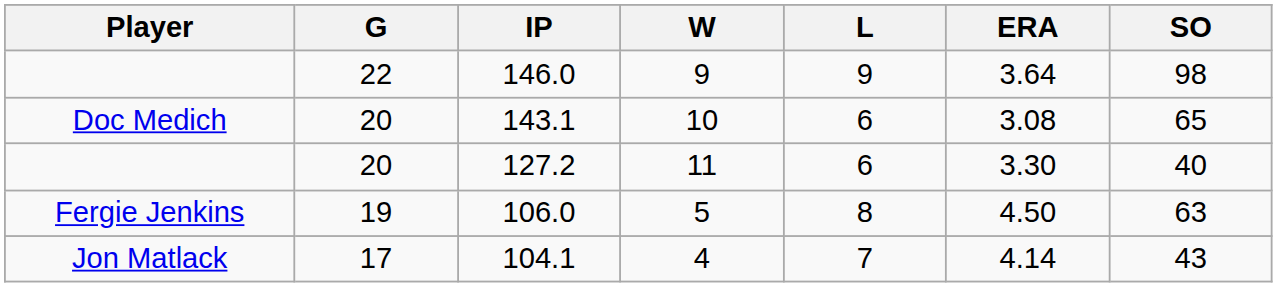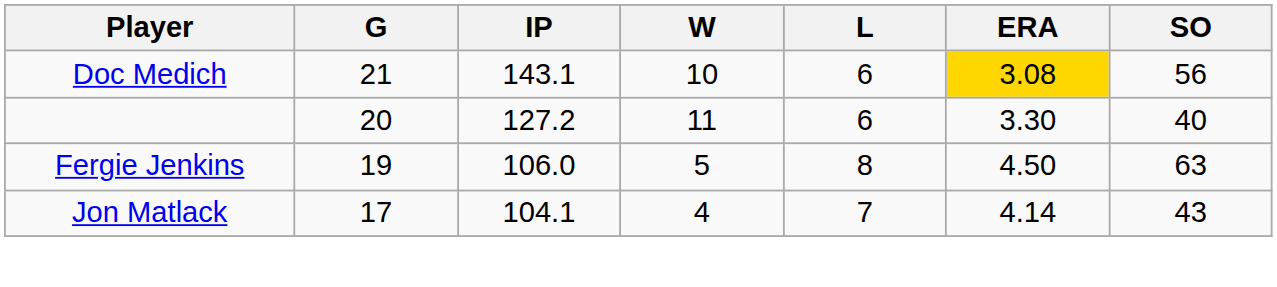- row: (539, 73)
(376, 119) 20 -> (376, 73) 21
(1028, 119) no background -> (1028, 73) gold background
(1191, 119) 65 -> (1191, 73) 56
